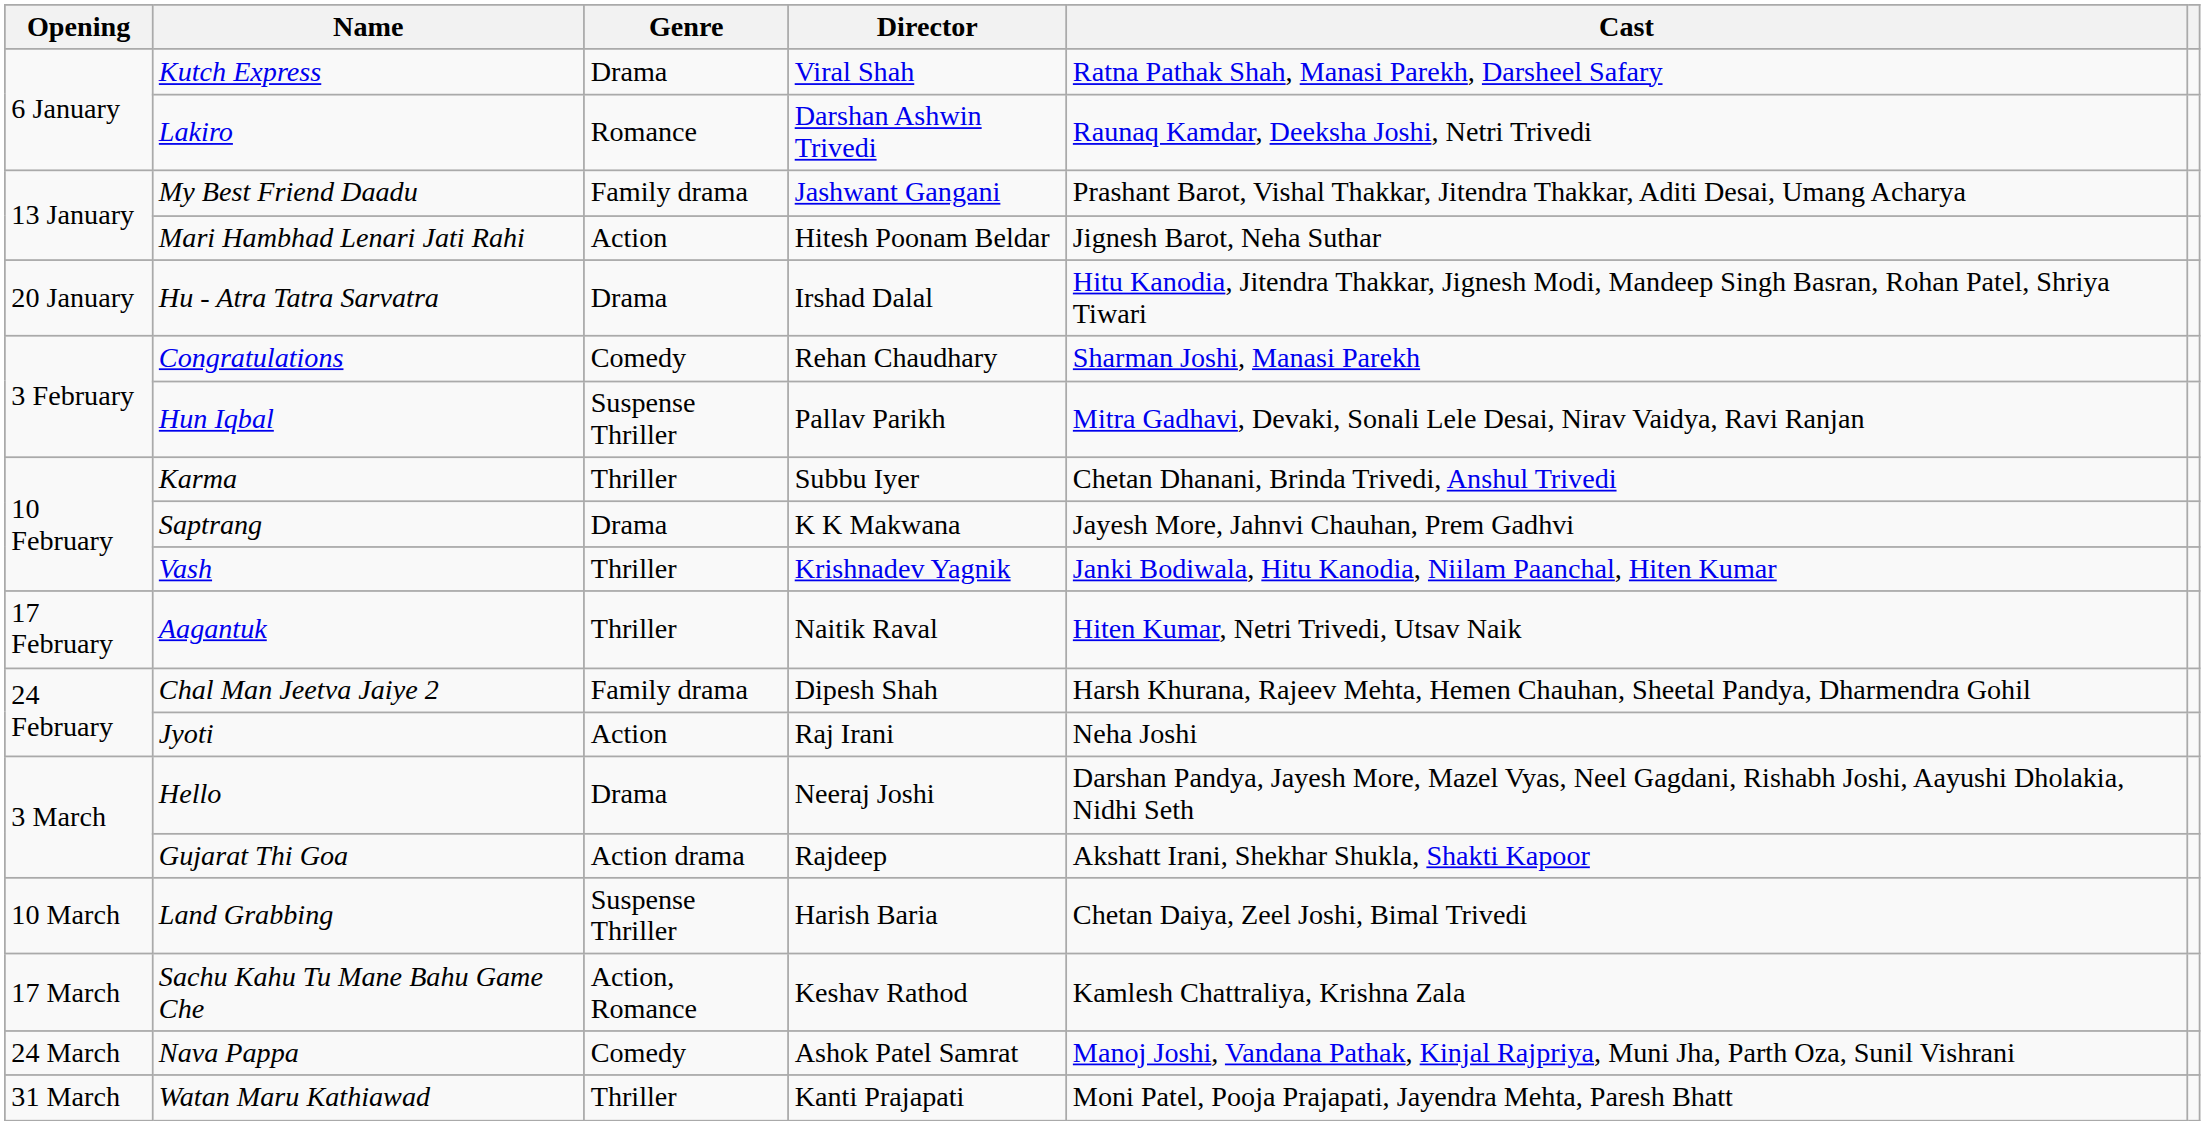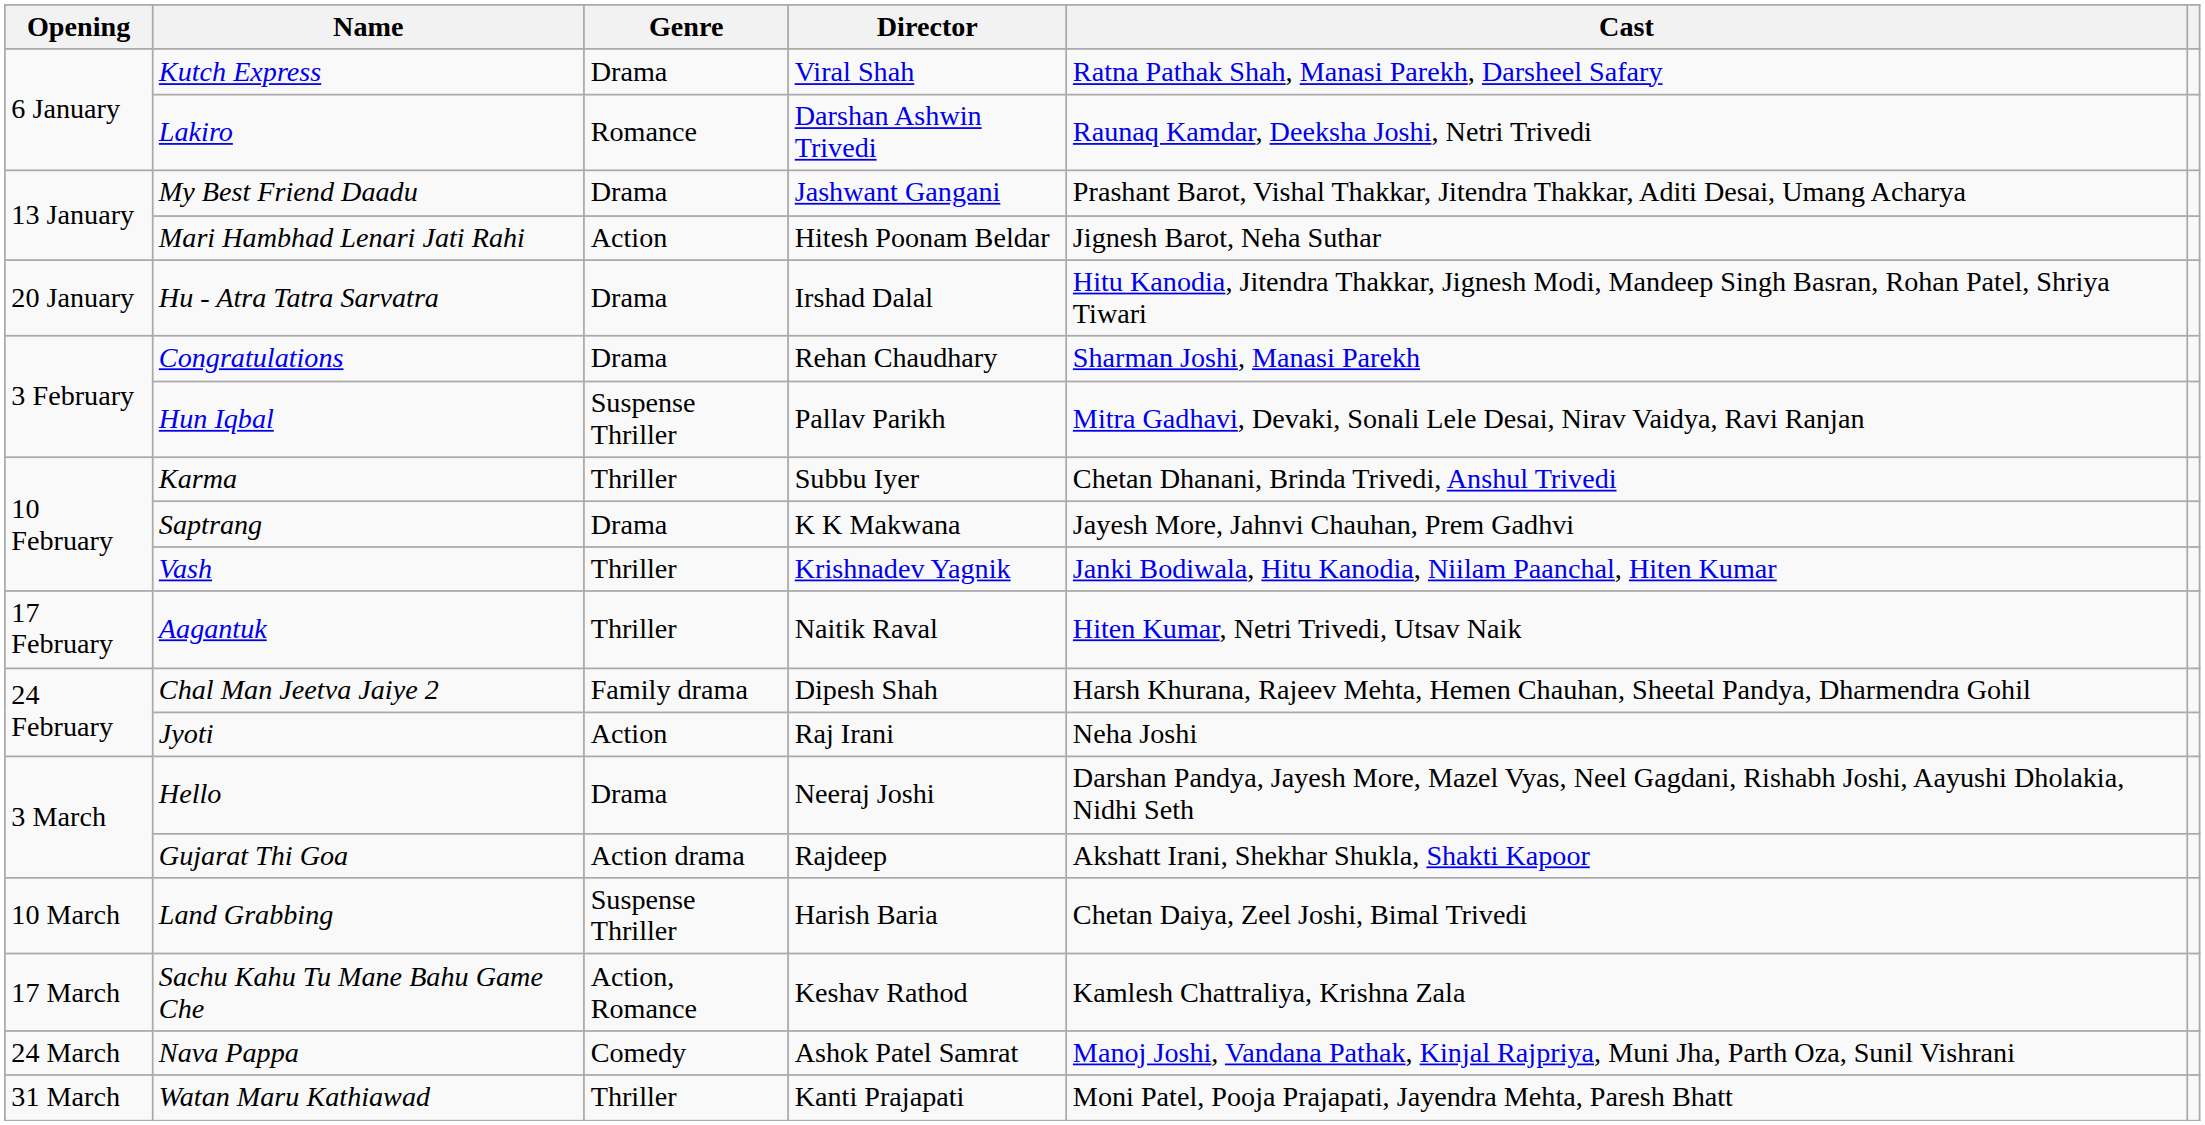(669, 192) Family drama -> (629, 192) Drama
(638, 358) Comedy -> (629, 358) Drama
